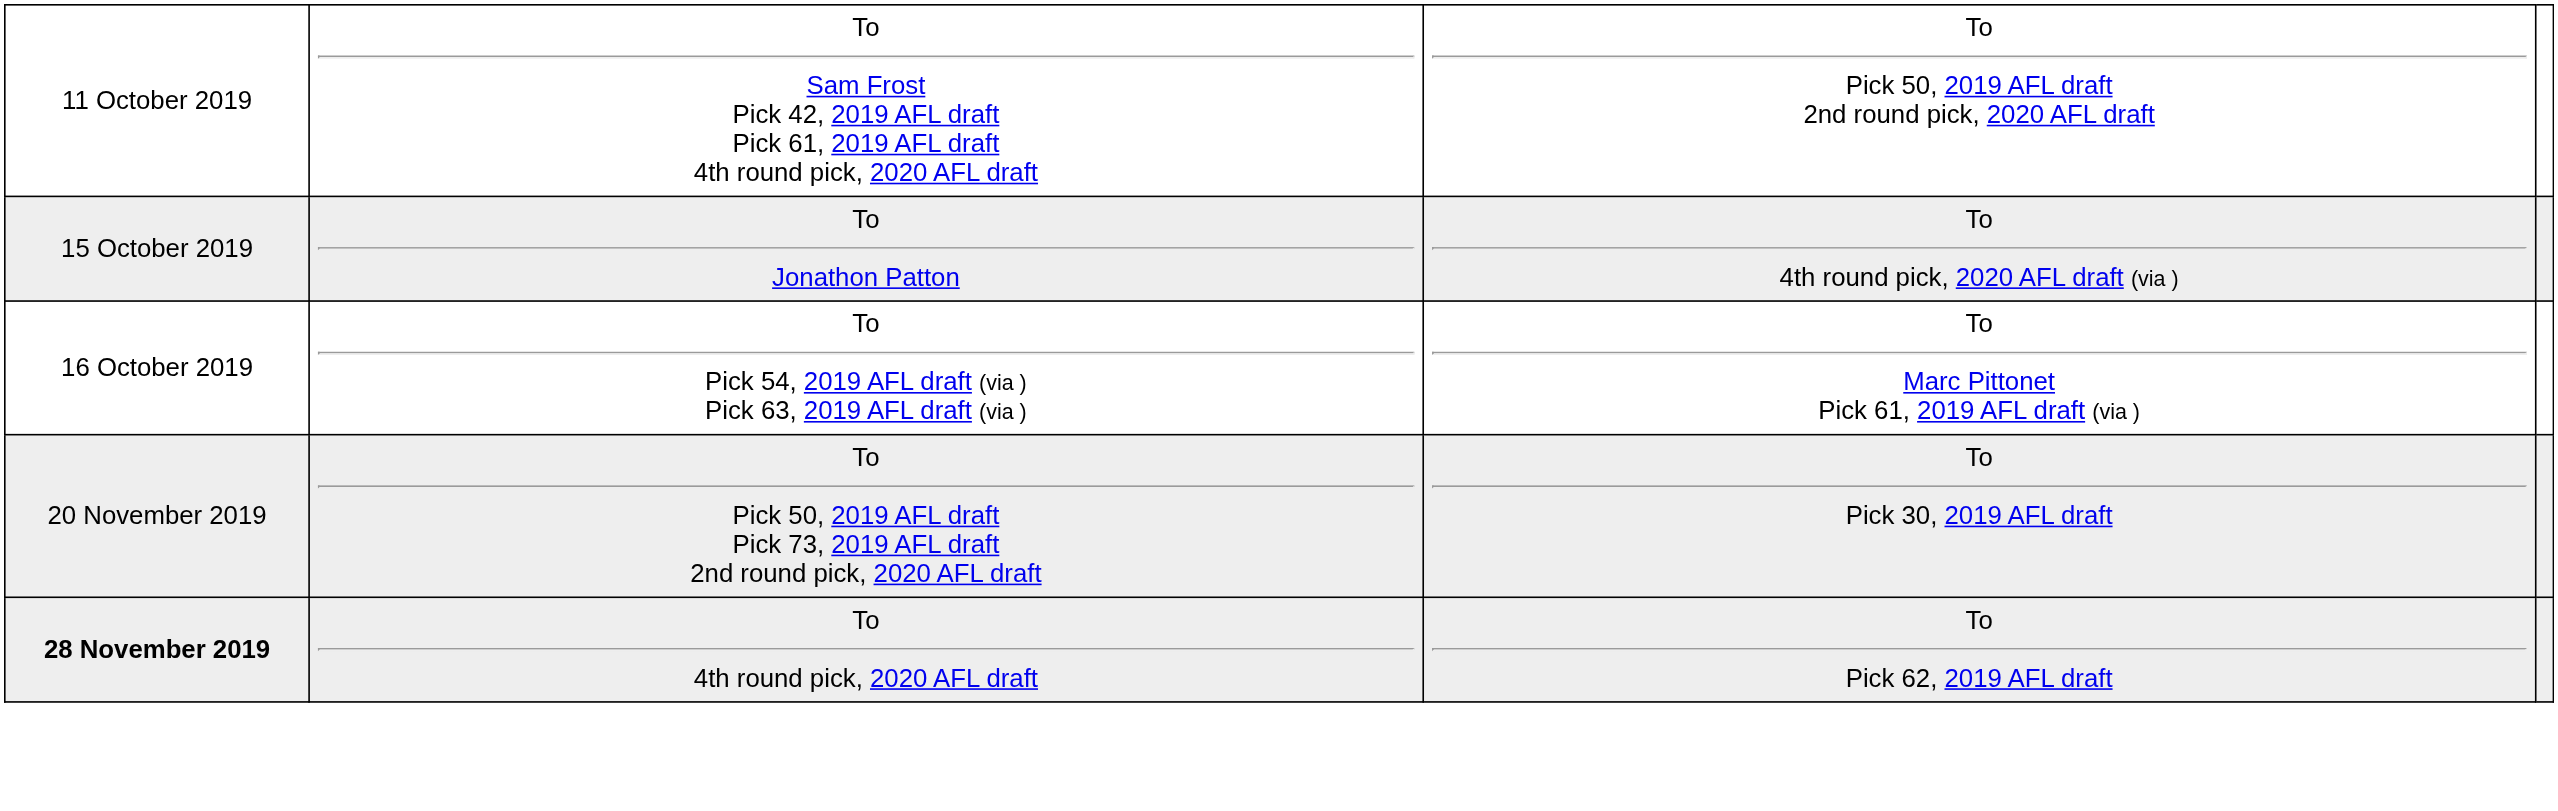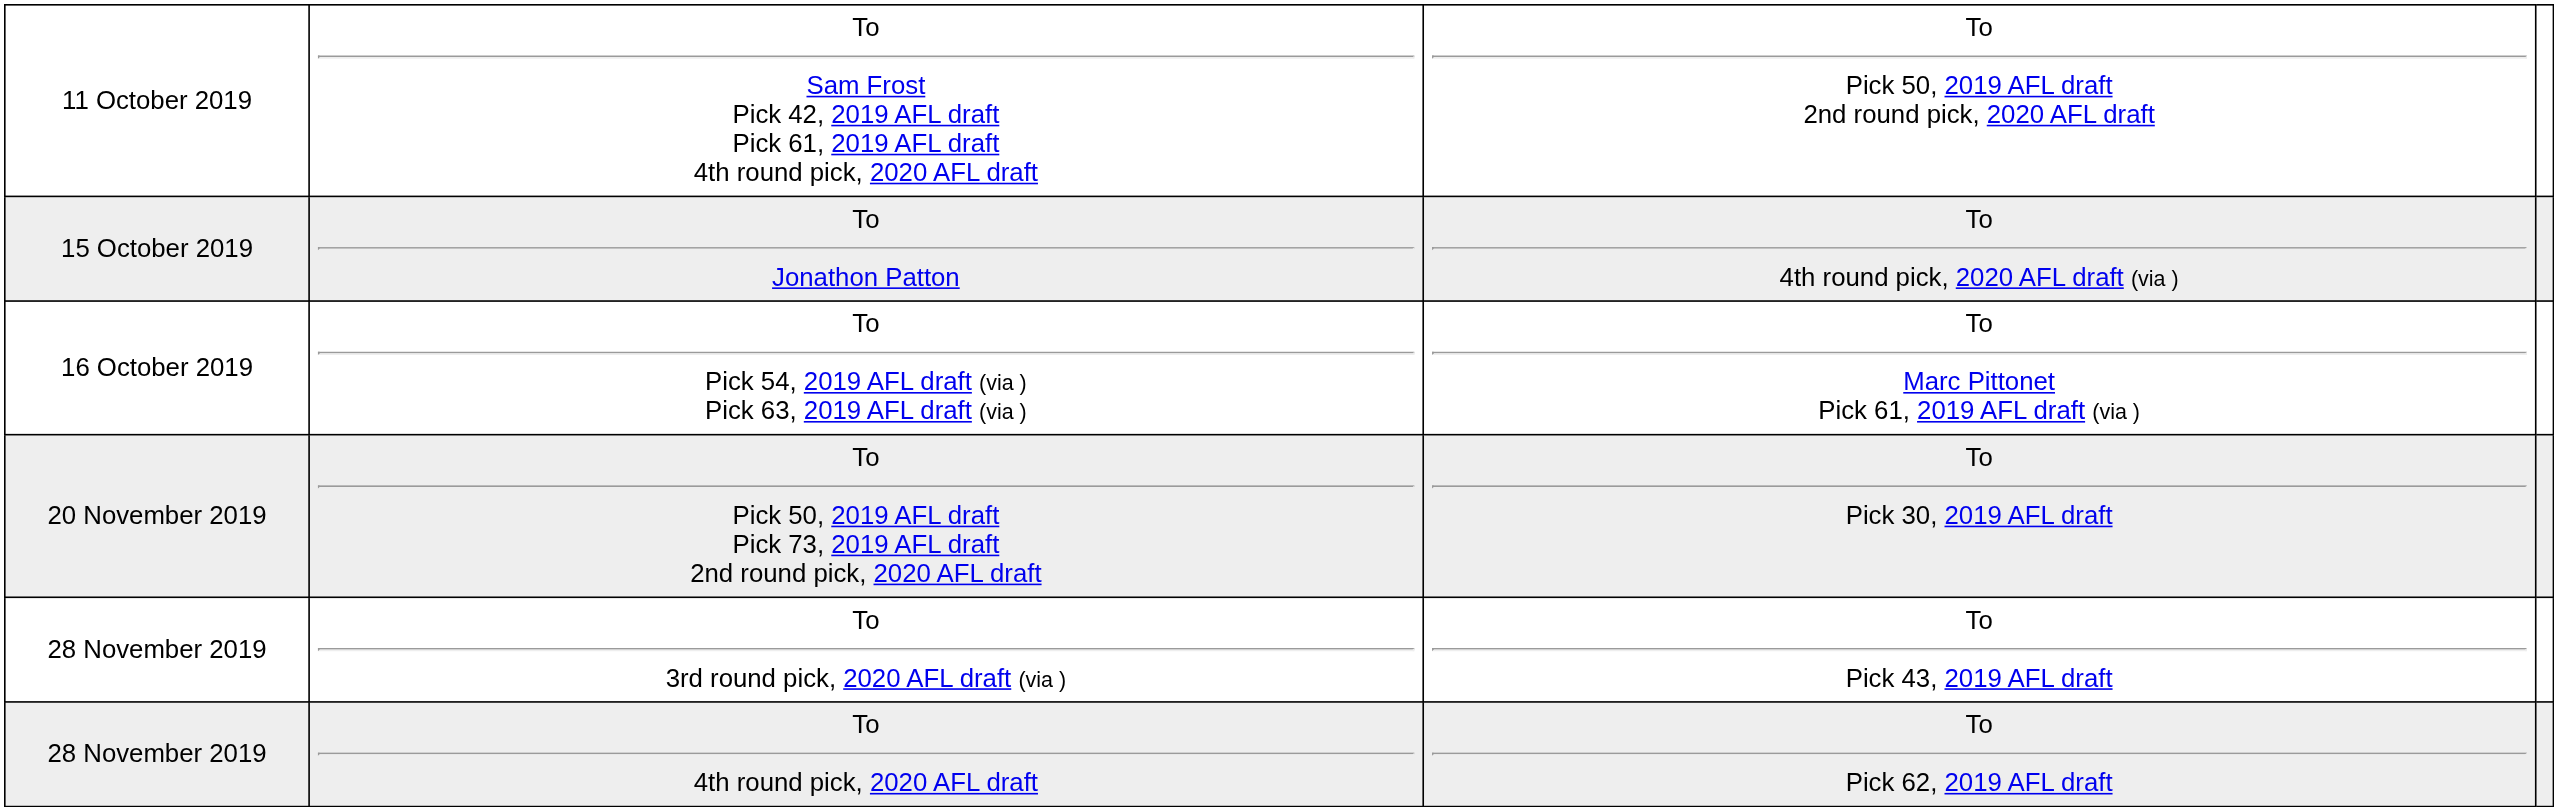+ row: (866, 649)
(157, 649) bold -> (157, 753) normal
